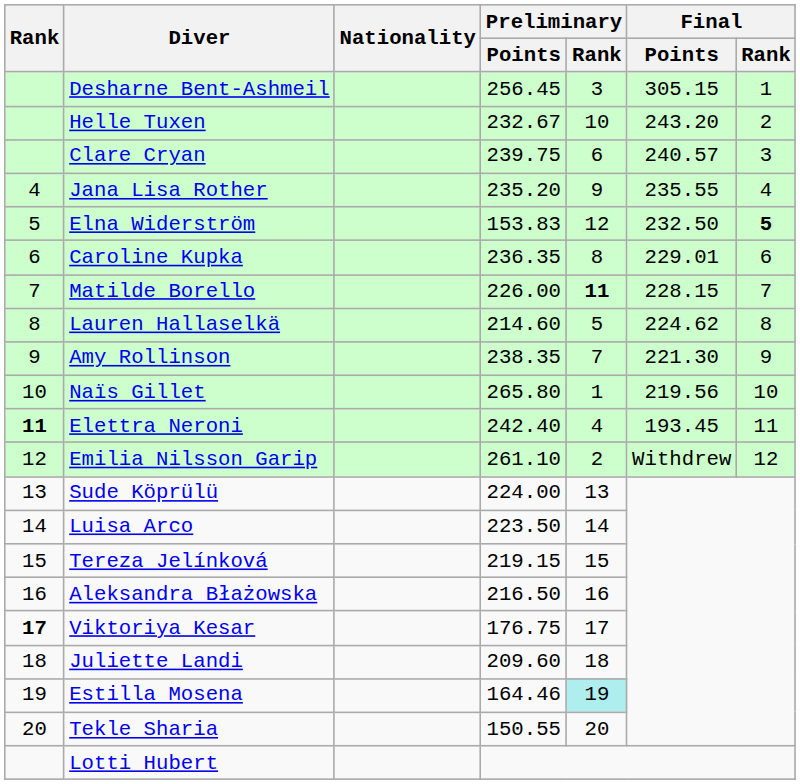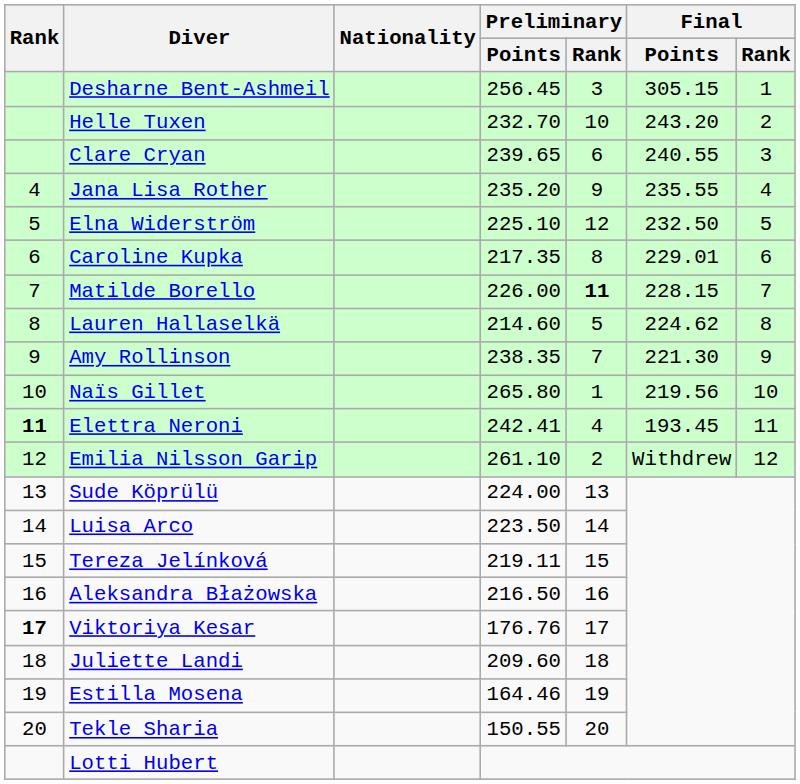(524, 123) 232.67 -> (524, 123) 232.70
(524, 156) 239.75 -> (524, 156) 239.65
(682, 156) 240.57 -> (682, 156) 240.55
(524, 224) 153.83 -> (524, 224) 225.10
(766, 224) bold -> (766, 224) normal
(524, 257) 236.35 -> (524, 257) 217.35
(524, 426) 242.40 -> (524, 426) 242.41
(524, 561) 219.15 -> (524, 561) 219.11
(524, 628) 176.75 -> (524, 628) 176.76
(597, 695) paleturquoise background -> (597, 695) no background
